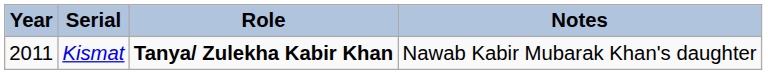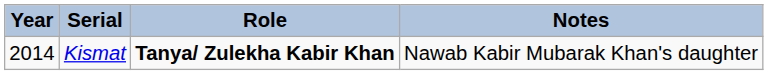(31, 52) 2011 -> (32, 52) 2014
